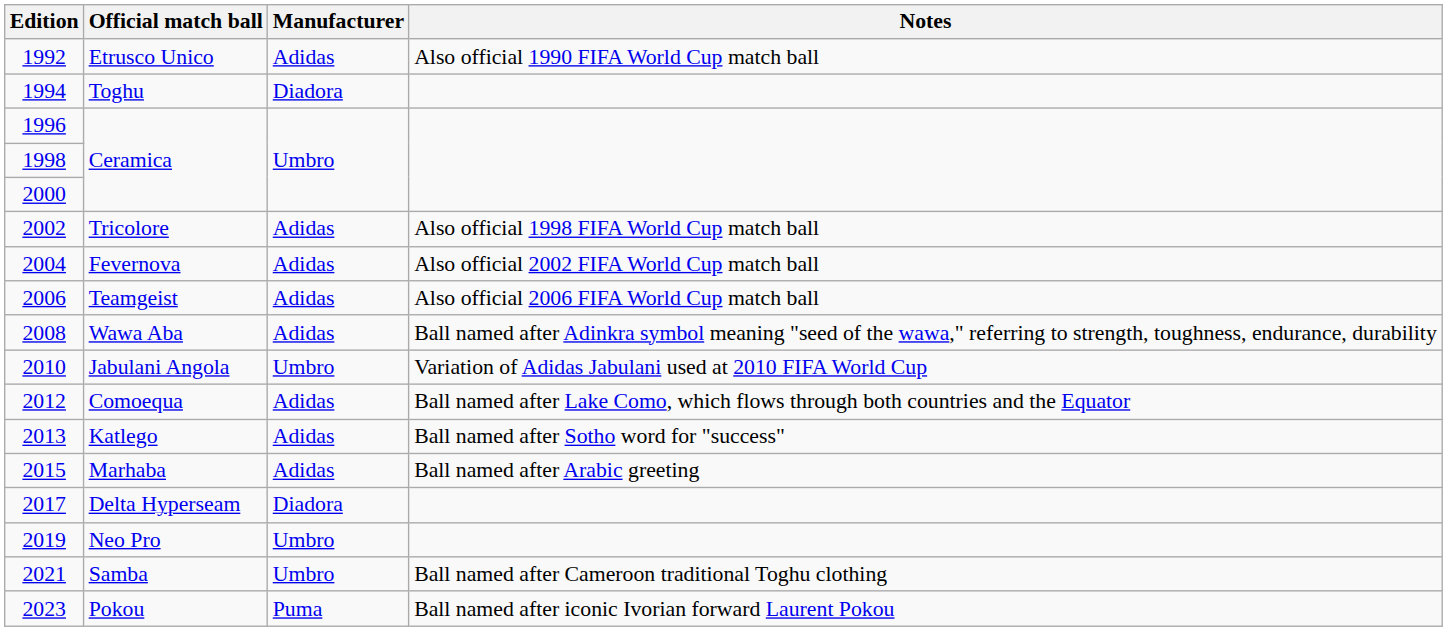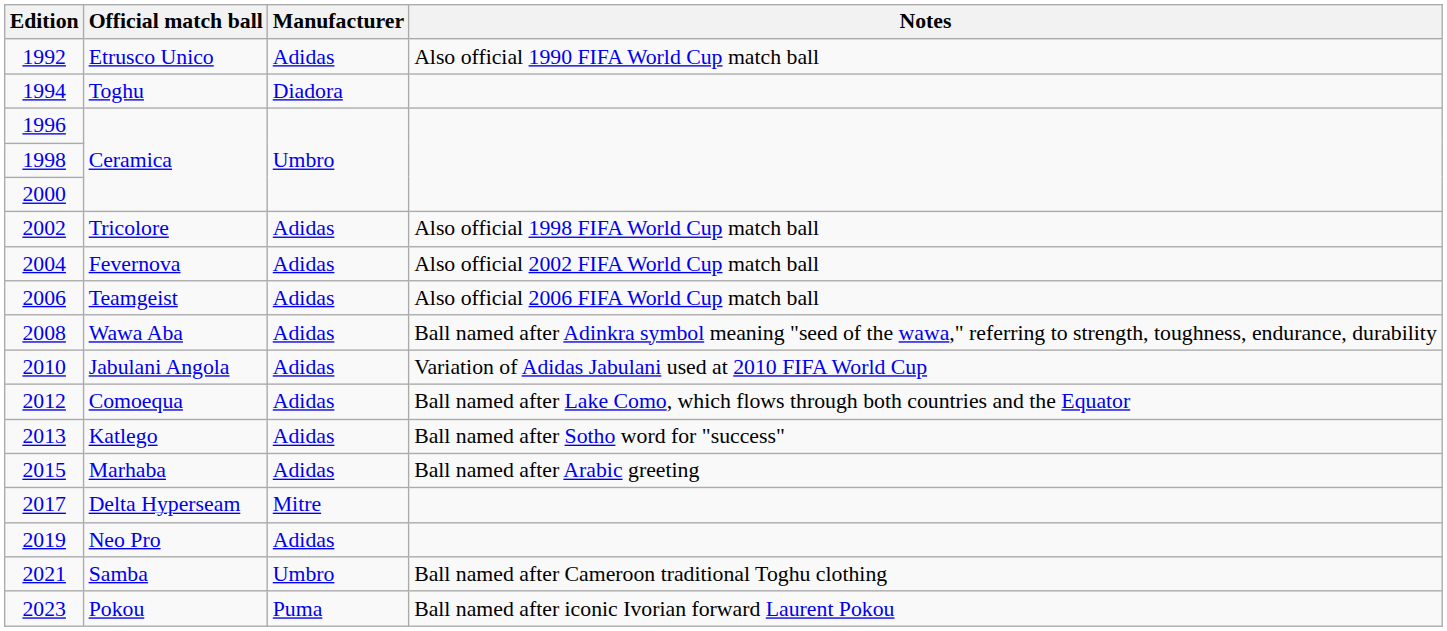(304, 366) Umbro -> (304, 366) Adidas
(308, 504) Diadora -> (297, 504) Mitre
(304, 539) Umbro -> (304, 539) Adidas
